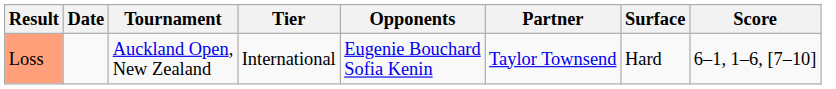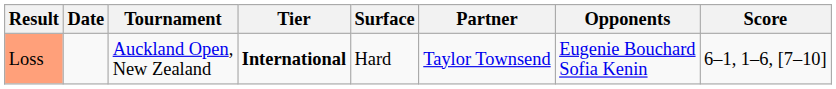columns swapped: (655, 19) <-> (412, 19)
(289, 58) normal -> (294, 58) bold
